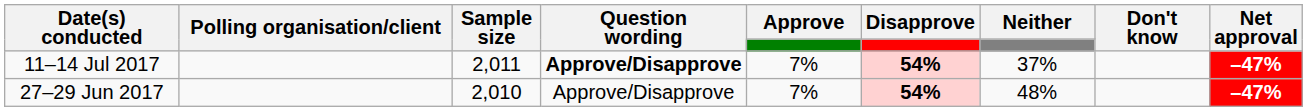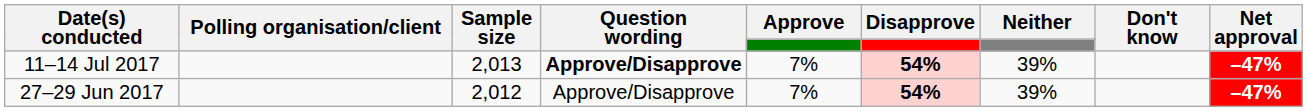(497, 64) 2,011 -> (497, 64) 2,013
(1037, 64) 37% -> (1037, 64) 39%
(497, 92) 2,010 -> (497, 92) 2,012
(1037, 92) 48% -> (1037, 92) 39%
